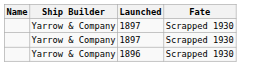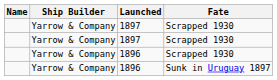+ row: (130, 68)
